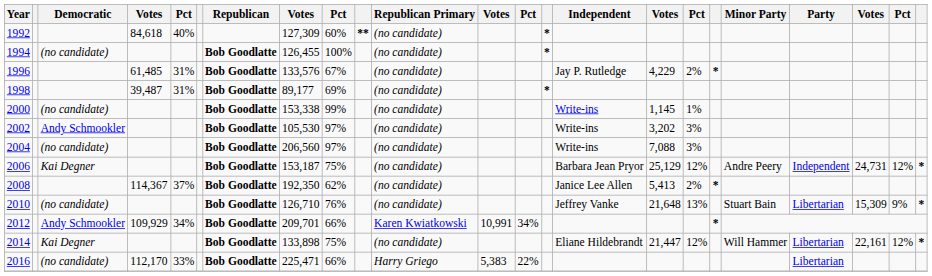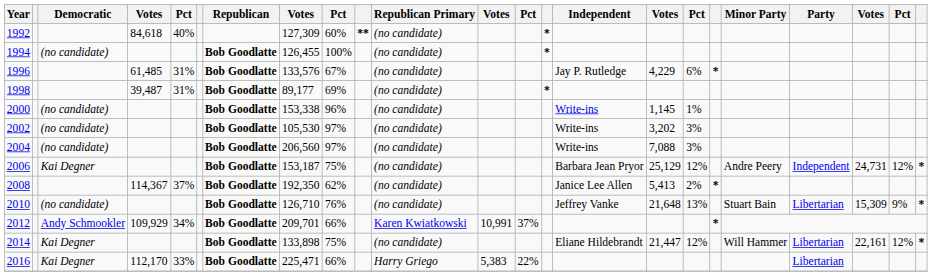(694, 71) 2% -> (694, 71) 6%
(335, 109) 99% -> (335, 109) 96%
(83, 128) Andy Schmookler -> (74, 128) (no candidate)
(528, 223) 34% -> (528, 223) 37%
(74, 261) (no candidate) -> (68, 261) Kai Degner
